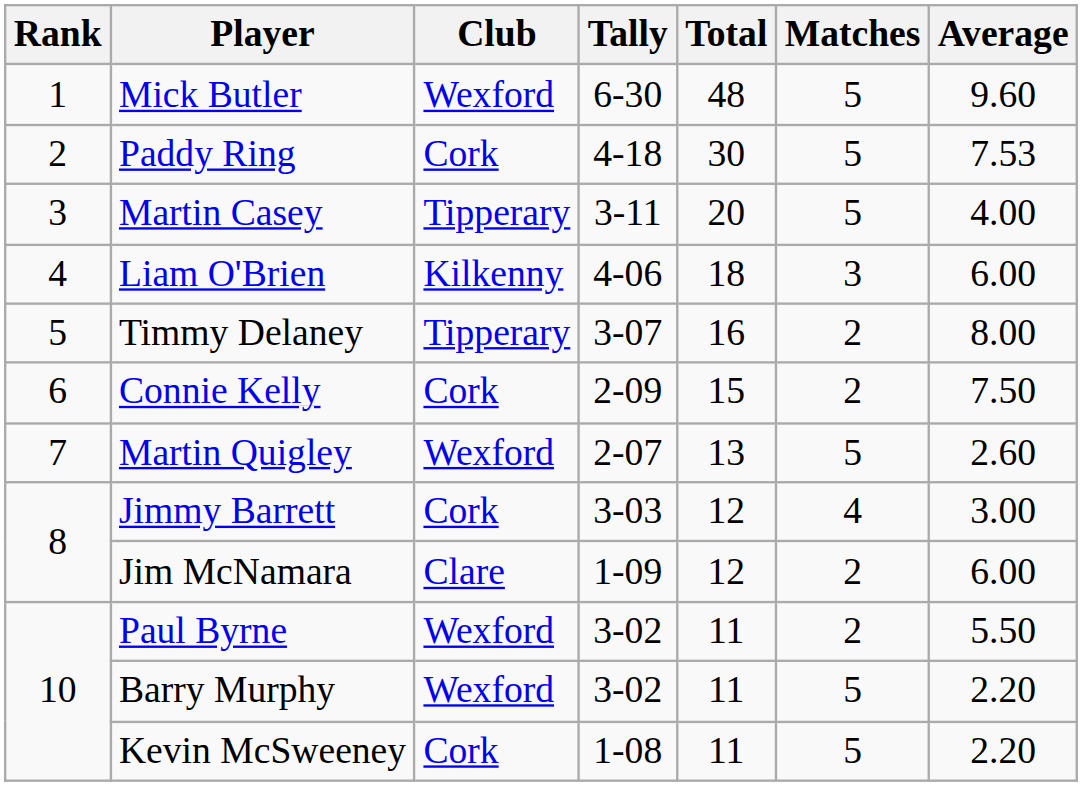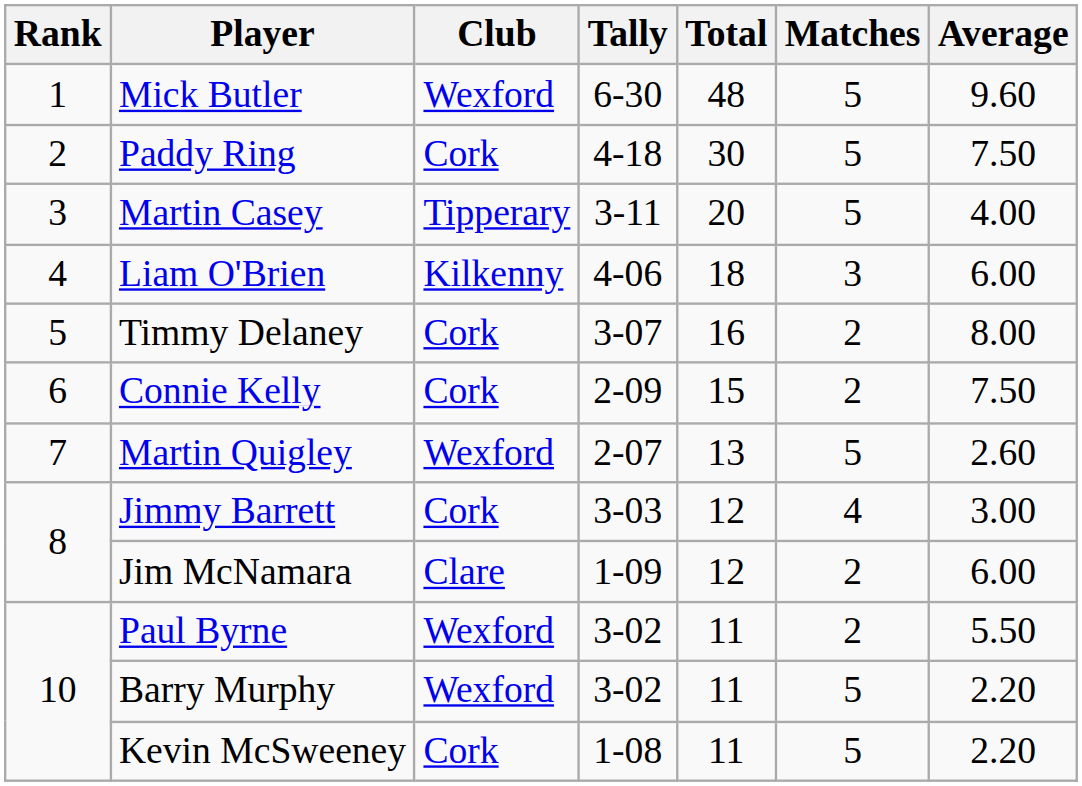(1003, 153) 7.53 -> (1003, 153) 7.50
(497, 332) Tipperary -> (461, 332) Cork
